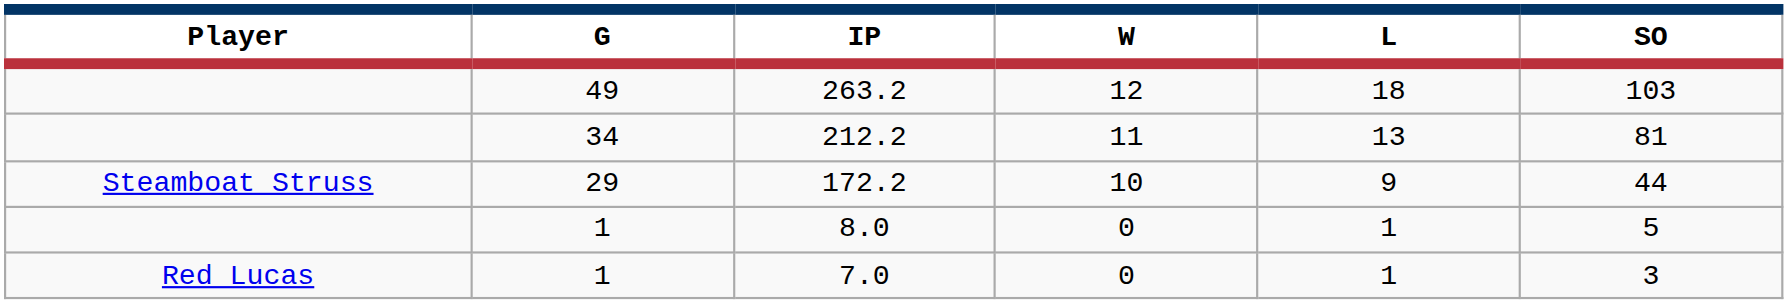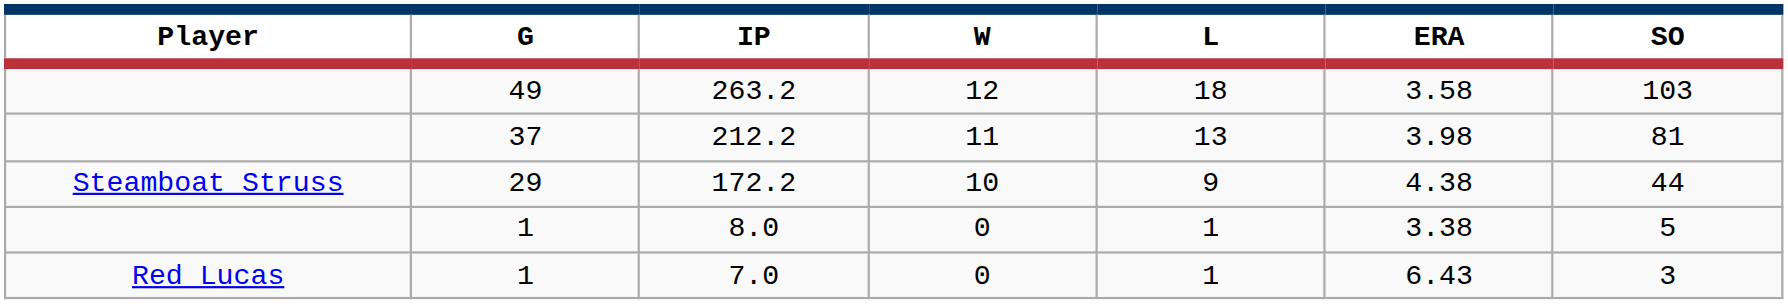+ column: (1439, 37)
(602, 137) 34 -> (525, 137) 37
